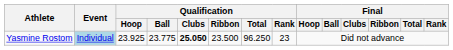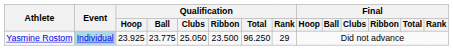(193, 39) bold -> (193, 39) normal
(284, 39) 23 -> (284, 39) 29
